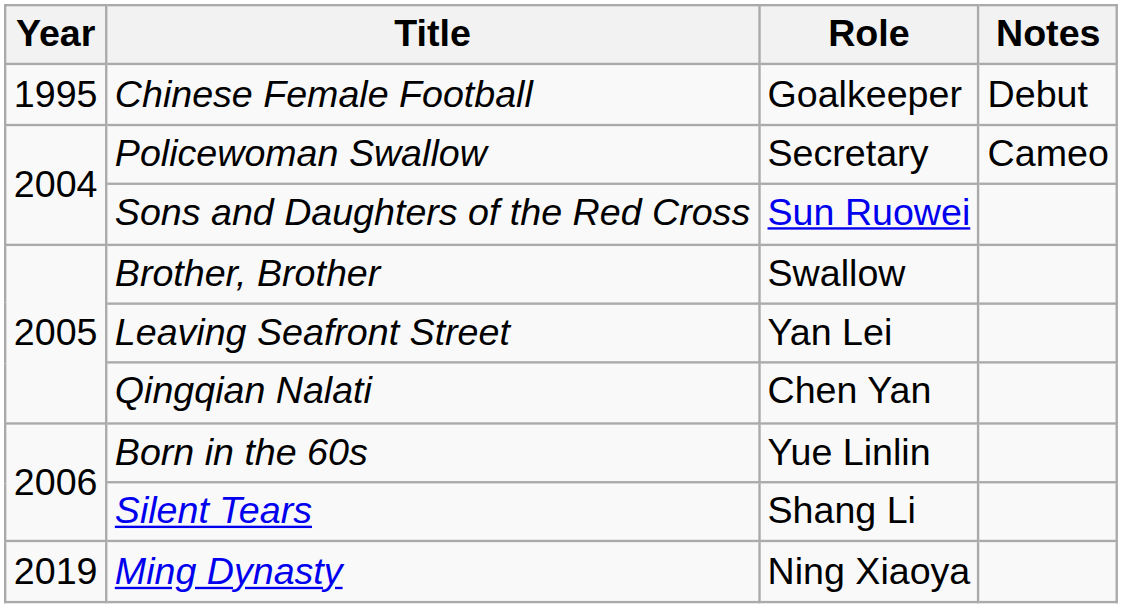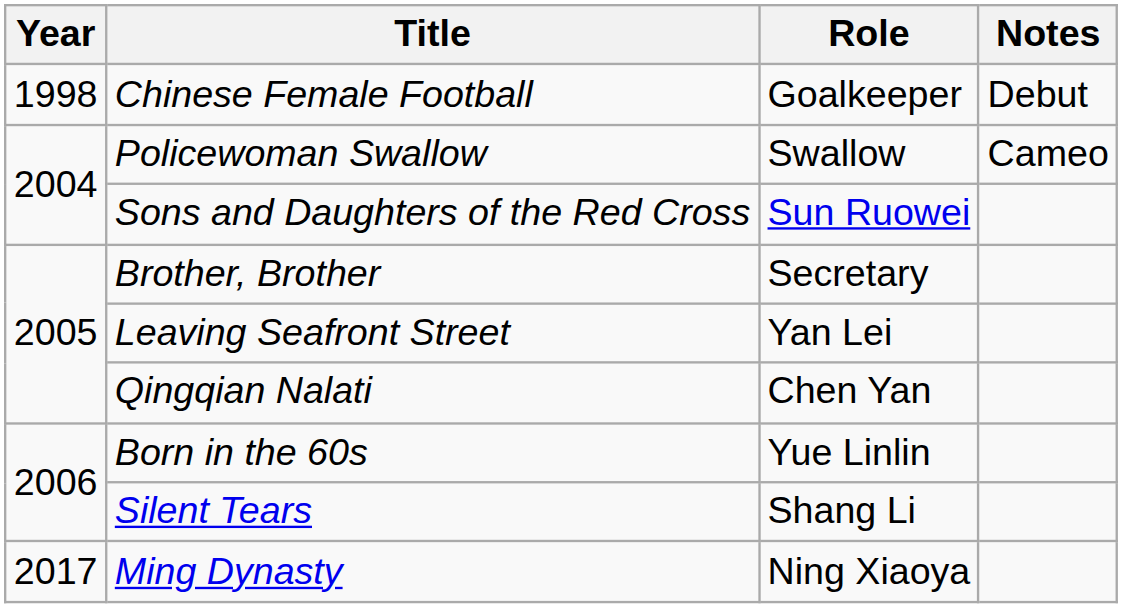(56, 93) 1995 -> (56, 93) 1998
(848, 153) Secretary -> (836, 153) Swallow
(836, 272) Swallow -> (848, 272) Secretary
(56, 570) 2019 -> (56, 570) 2017
